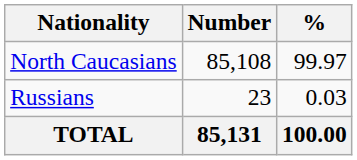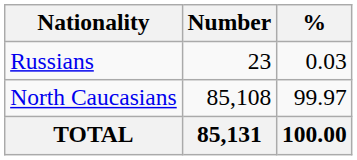rows swapped: (93, 60) <-> (52, 97)
